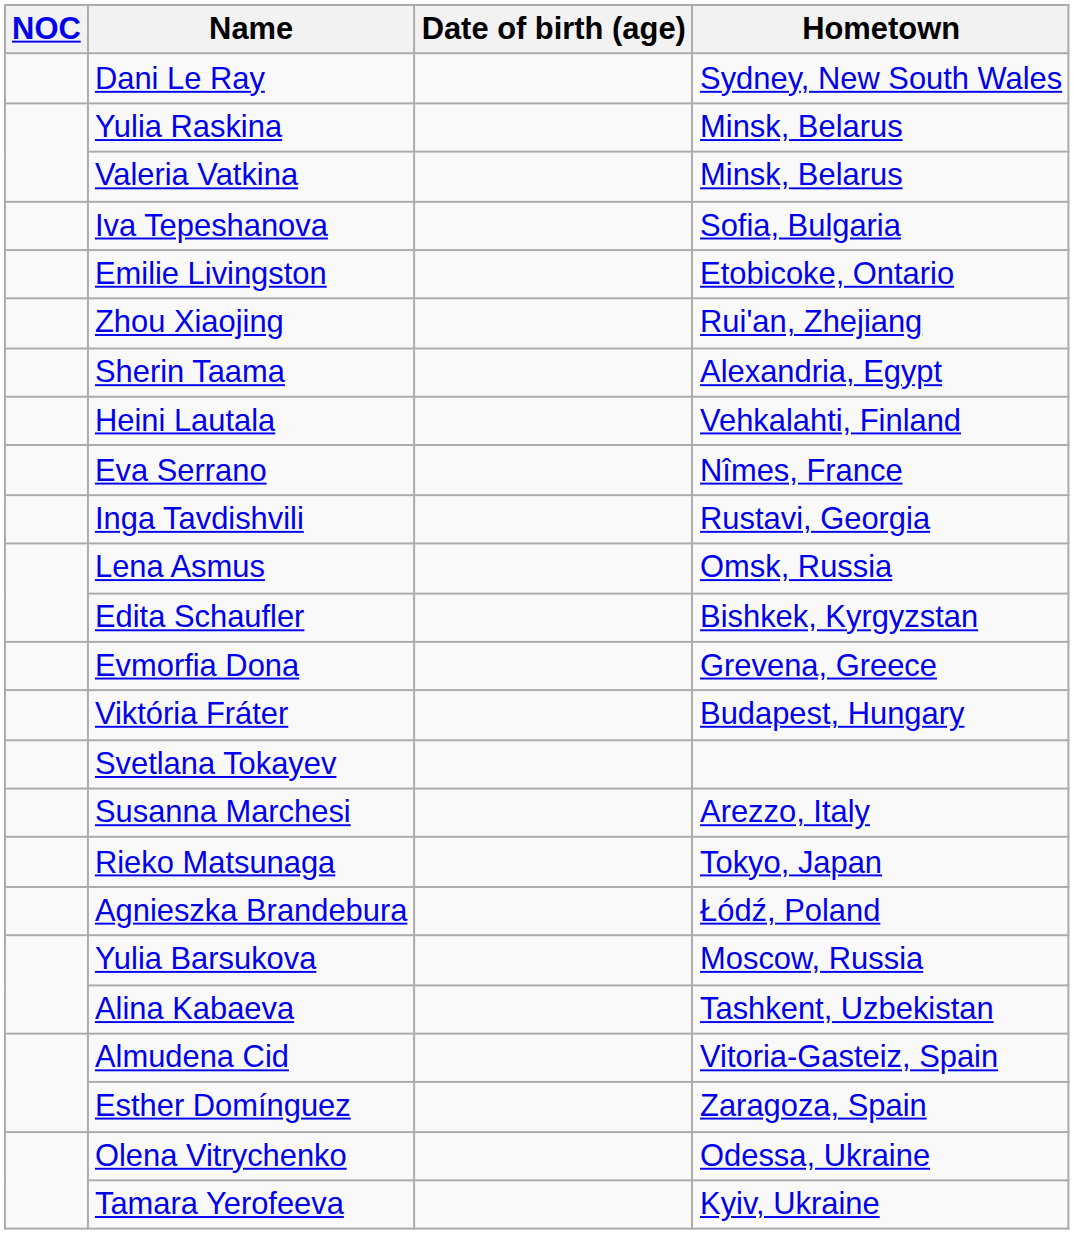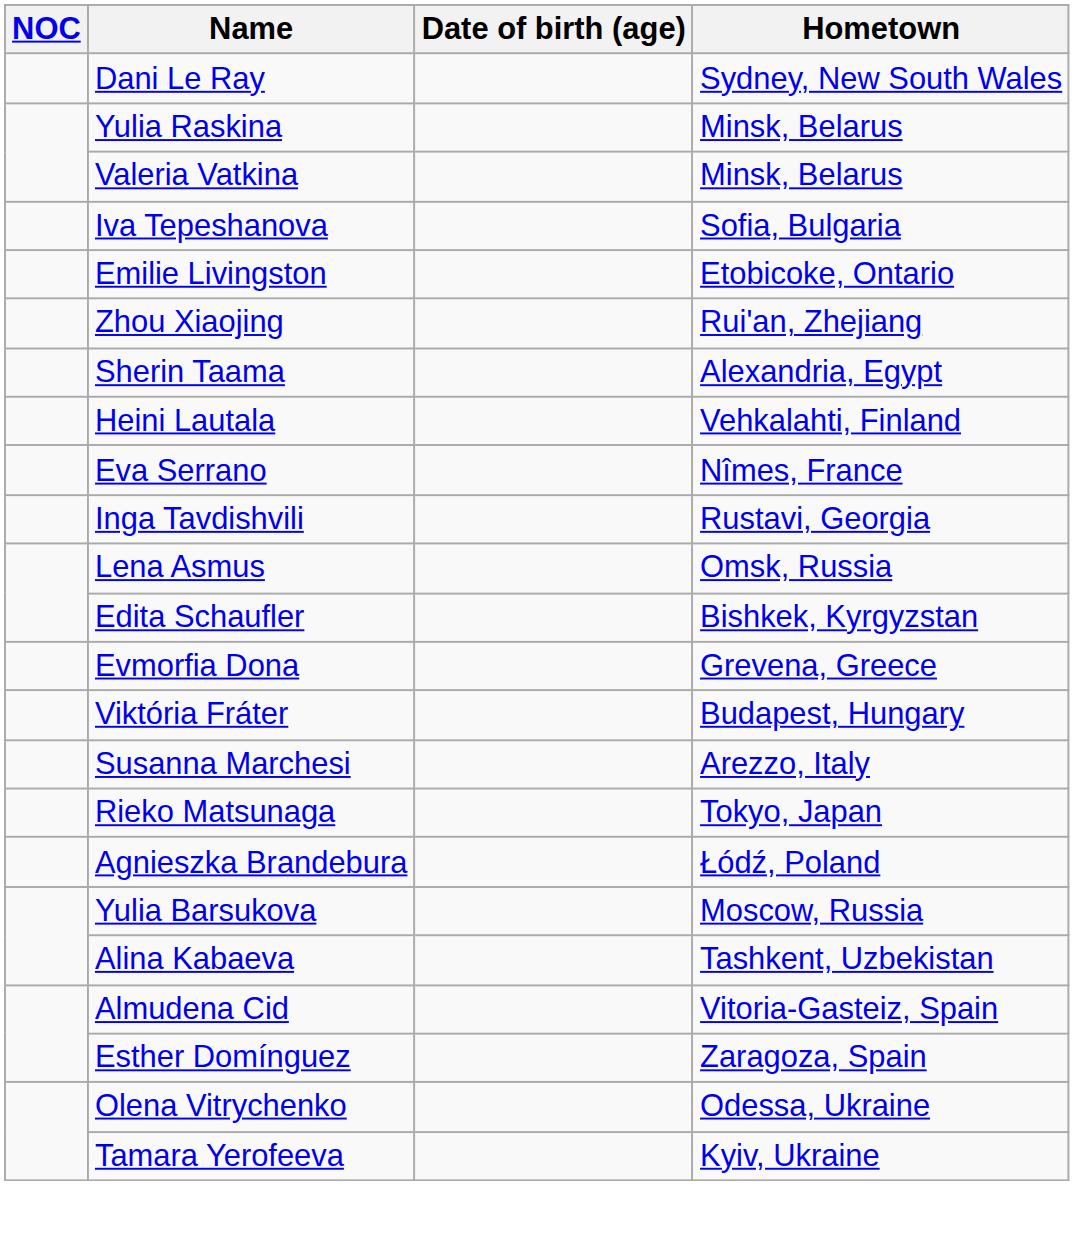- row: (216, 763)
